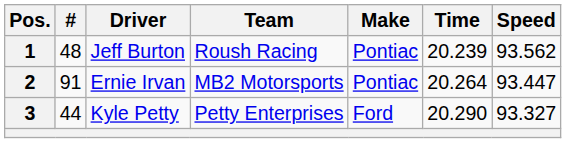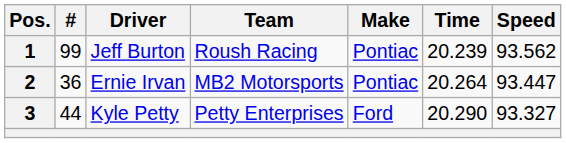(71, 51) 48 -> (71, 51) 99
(71, 82) 91 -> (71, 82) 36
